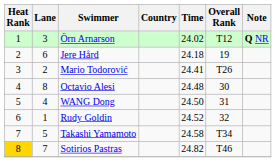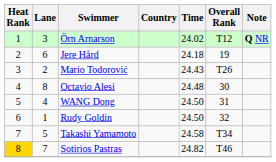(192, 70) 24.41 -> (192, 70) 24.43
(192, 117) 24.52 -> (192, 117) 24.50
